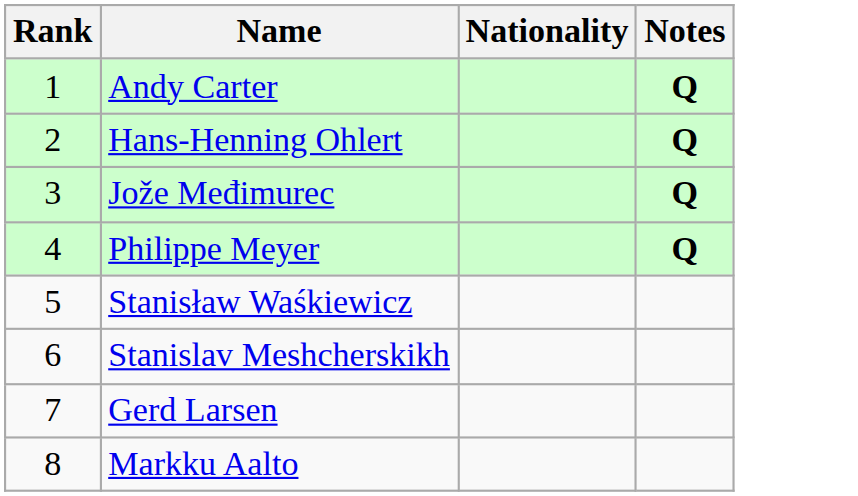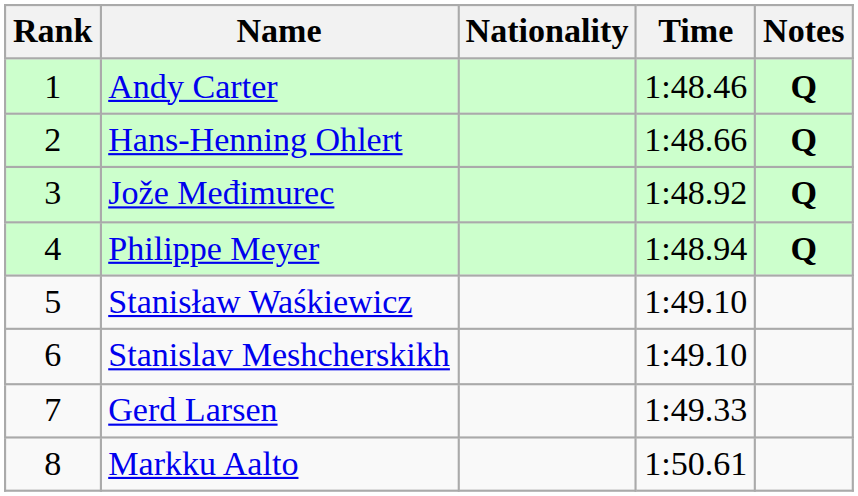+ column: (696, 31)
